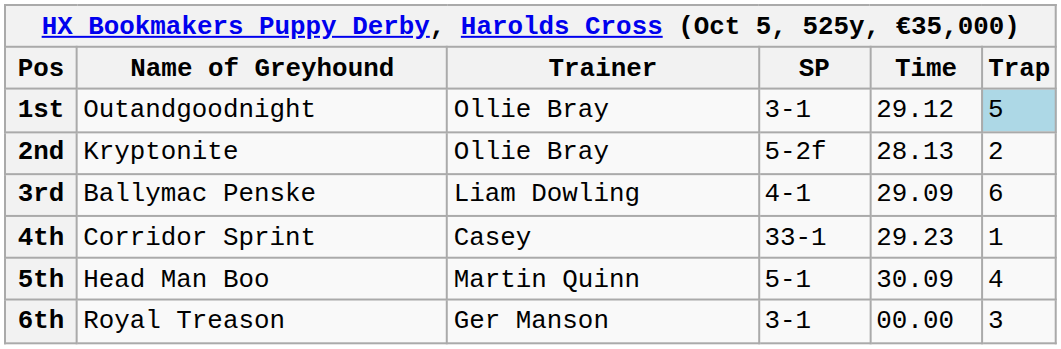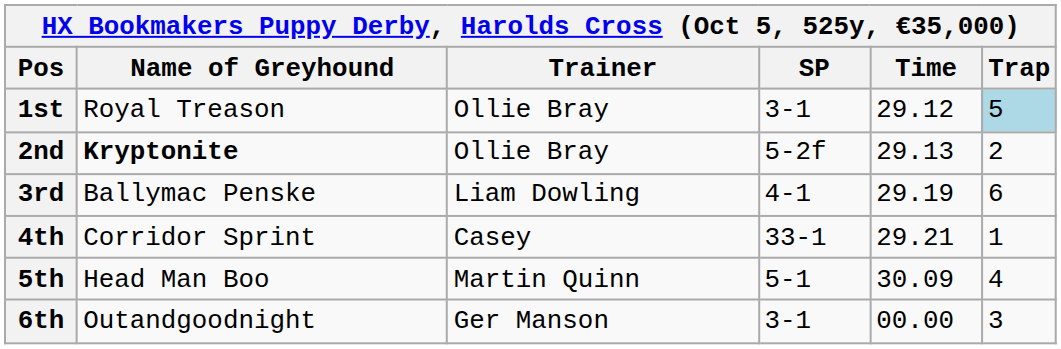(200, 110) Outandgoodnight -> (184, 110) Royal Treason
(161, 153) normal -> (161, 153) bold
(915, 153) 28.13 -> (915, 153) 29.13
(915, 195) 29.09 -> (915, 195) 29.19
(915, 237) 29.23 -> (915, 237) 29.21
(184, 321) Royal Treason -> (200, 321) Outandgoodnight
